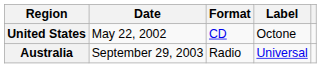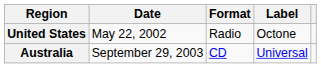(218, 33) CD -> (225, 33) Radio
(225, 53) Radio -> (218, 53) CD
